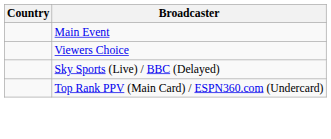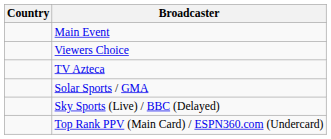+ row: (80, 69)
+ row: (102, 87)
